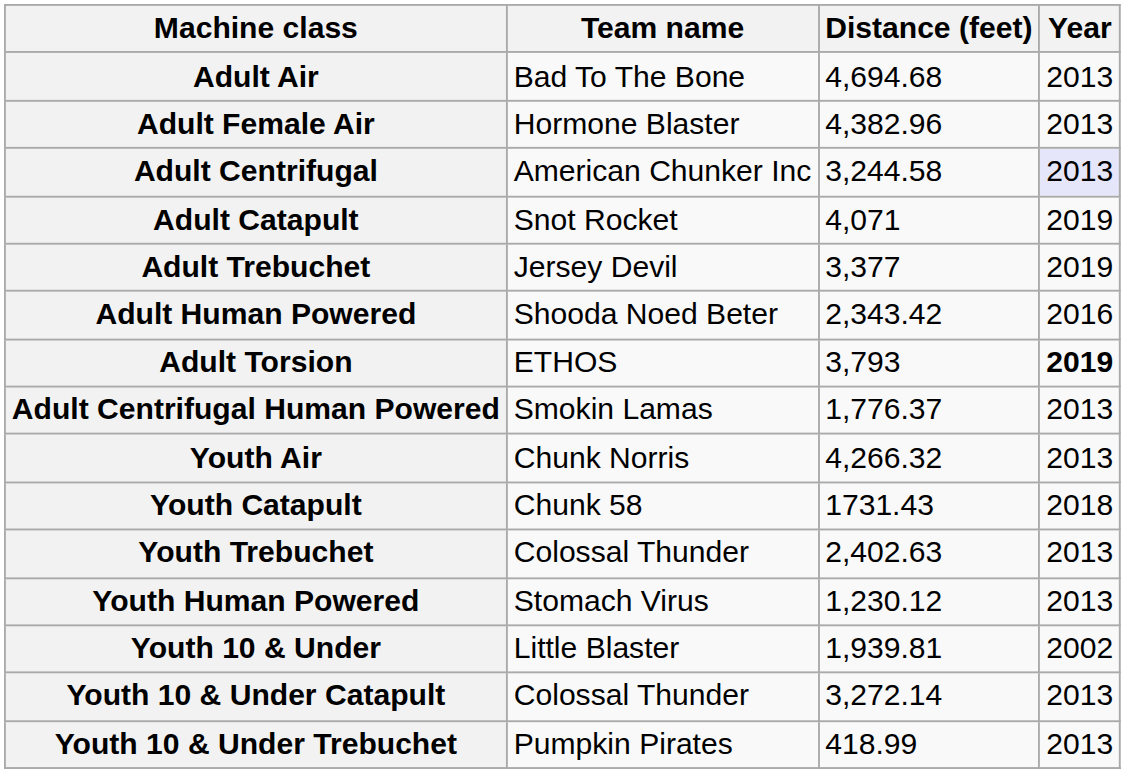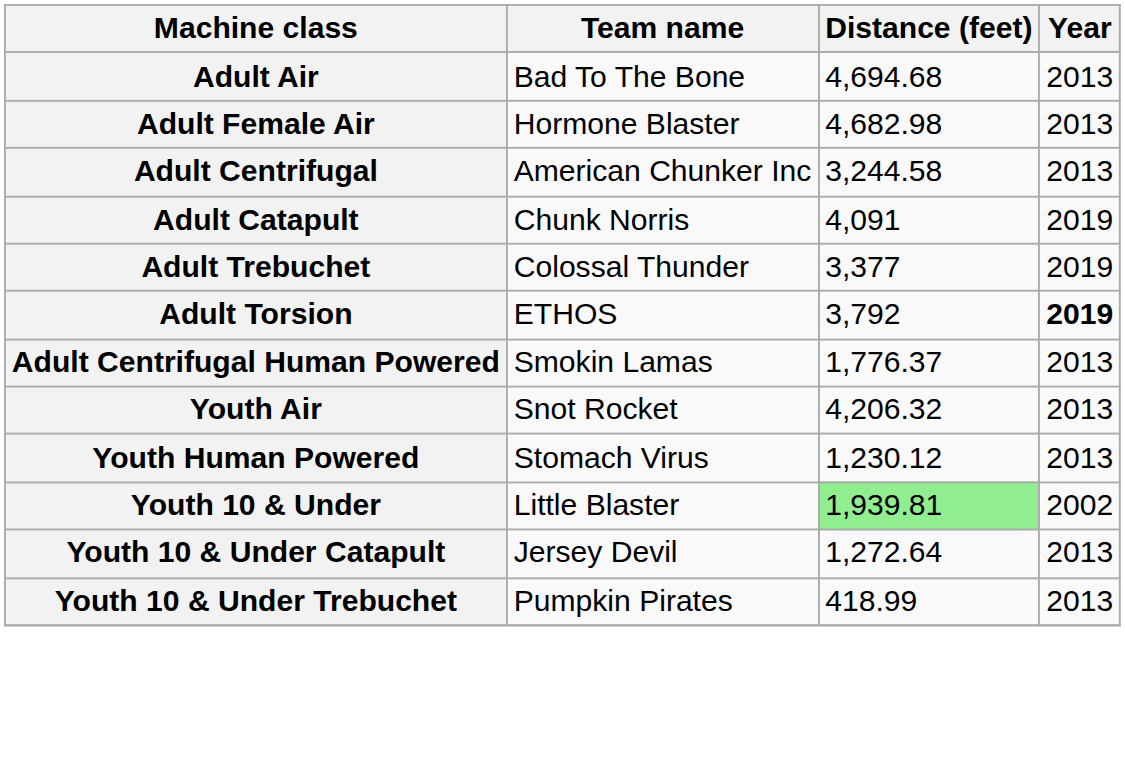(884, 123) 4,382.96 -> (884, 123) 4,682.98
(1080, 171) lavender background -> (1080, 171) no background
(596, 219) Snot Rocket -> (602, 219) Chunk Norris
(863, 219) 4,071 -> (863, 219) 4,091
(596, 266) Jersey Devil -> (631, 266) Colossal Thunder
- row: (256, 314)
(863, 362) 3,793 -> (863, 314) 3,792
(602, 457) Chunk Norris -> (596, 409) Snot Rocket
(884, 457) 4,266.32 -> (884, 409) 4,206.32
- row: (256, 505)
- row: (256, 553)
(884, 648) no background -> (884, 505) lightgreen background
(631, 696) Colossal Thunder -> (596, 553) Jersey Devil
(884, 696) 3,272.14 -> (884, 553) 1,272.64
